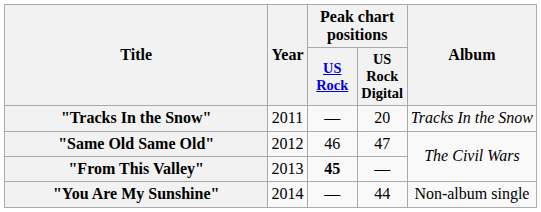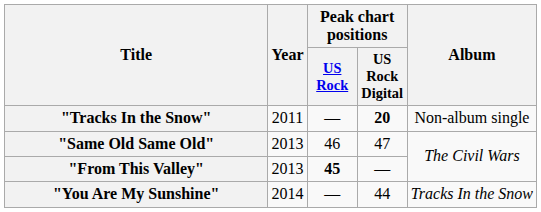(382, 118) normal -> (382, 118) bold
(472, 118) Tracks In the Snow -> (472, 118) Non-album single
(288, 143) 2012 -> (288, 143) 2013
(472, 194) Non-album single -> (472, 194) Tracks In the Snow
